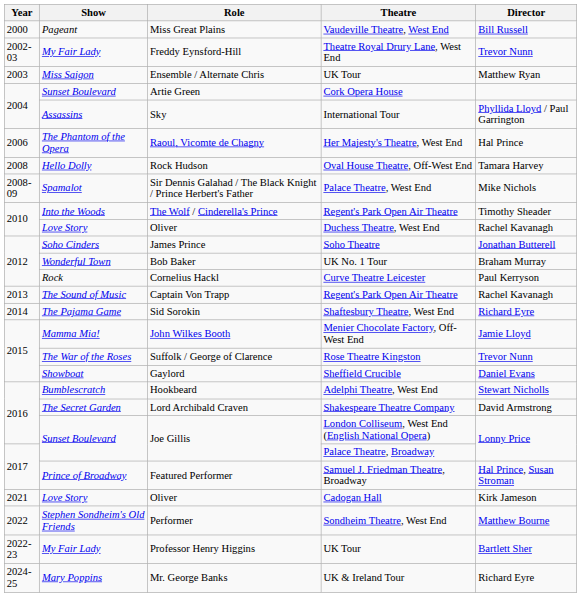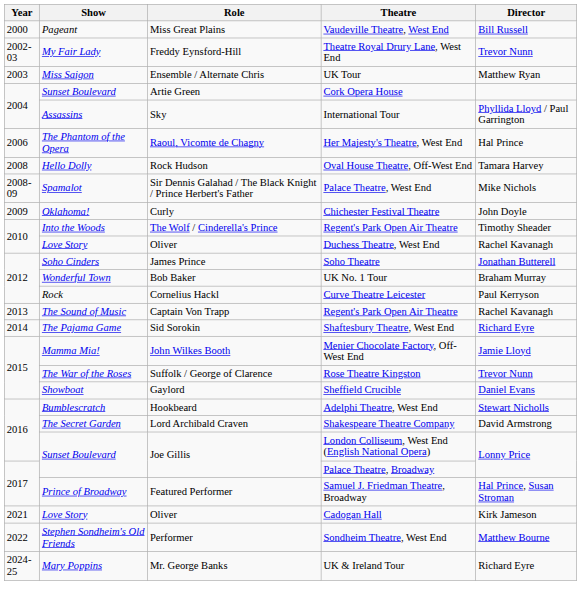+ row: (162, 211)
- row: (202, 549)
